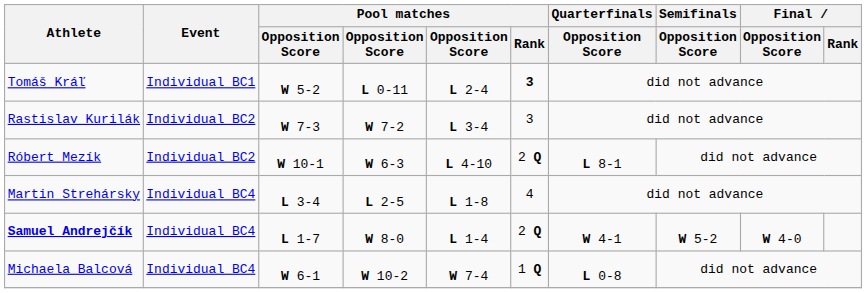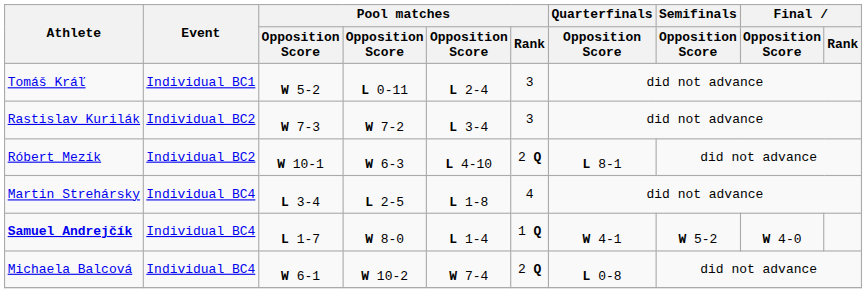(530, 82) bold -> (530, 82) normal
(530, 232) 2 Q -> (530, 232) 1 Q
(530, 269) 1 Q -> (530, 269) 2 Q
